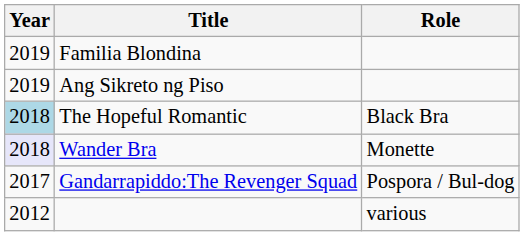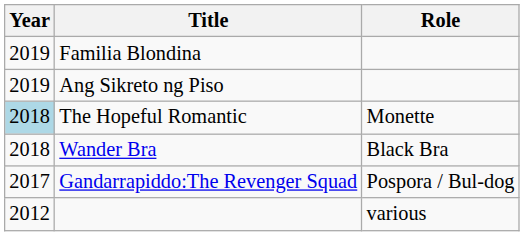(408, 117) Black Bra -> (400, 117) Monette
(30, 149) lavender background -> (30, 149) no background
(400, 149) Monette -> (408, 149) Black Bra
